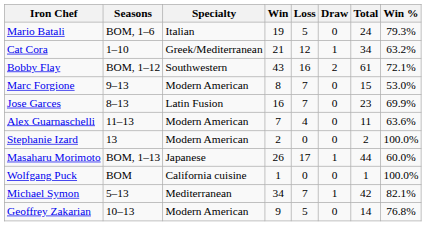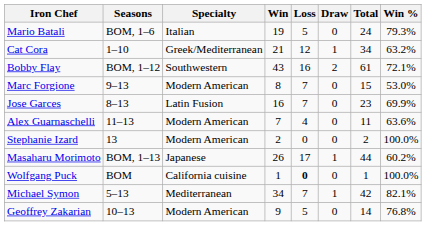(401, 157) 60.0% -> (401, 157) 60.2%
(305, 175) normal -> (305, 175) bold
